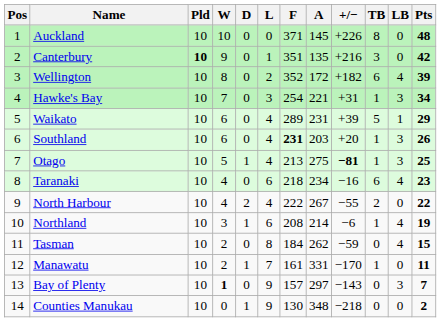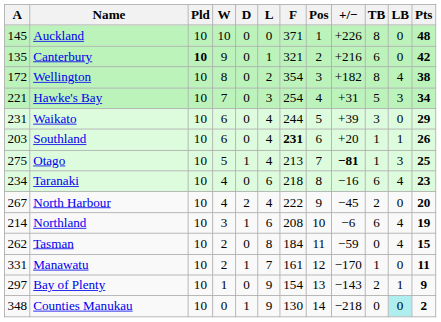columns swapped: (17, 14) <-> (319, 14)
(293, 56) 351 -> (293, 56) 321
(377, 56) 3 -> (377, 56) 6
(293, 77) 352 -> (293, 77) 354
(377, 77) 6 -> (377, 77) 8
(424, 77) 39 -> (424, 77) 38
(377, 98) 1 -> (377, 98) 5
(293, 118) 289 -> (293, 118) 244
(377, 118) 5 -> (377, 118) 3
(400, 118) 1 -> (400, 118) 0
(400, 139) 3 -> (400, 139) 1
(348, 202) −55 -> (348, 202) −45
(424, 202) 22 -> (424, 202) 20
(377, 222) 1 -> (377, 222) 6
(224, 285) bold -> (224, 285) normal
(293, 285) 157 -> (293, 285) 154
(377, 285) 0 -> (377, 285) 2
(400, 285) 3 -> (400, 285) 1
(424, 285) 7 -> (424, 285) 9
(400, 306) no background -> (400, 306) paleturquoise background
